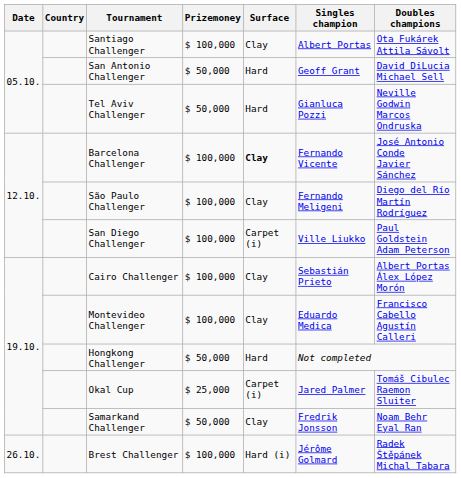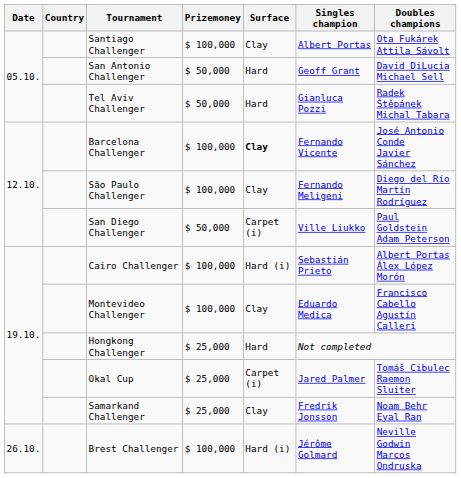(399, 108) Neville Godwin Marcos Ondruska -> (413, 103) Radek Štěpánek Michal Tabara
(210, 238) $ 100,000 -> (207, 227) $ 50,000
(257, 276) Clay -> (268, 265) Hard (i)
(207, 357) $ 50,000 -> (207, 346) $ 25,000
(207, 422) $ 50,000 -> (207, 411) $ 25,000
(413, 454) Radek Štěpánek Michal Tabara -> (399, 448) Neville Godwin Marcos Ondruska
